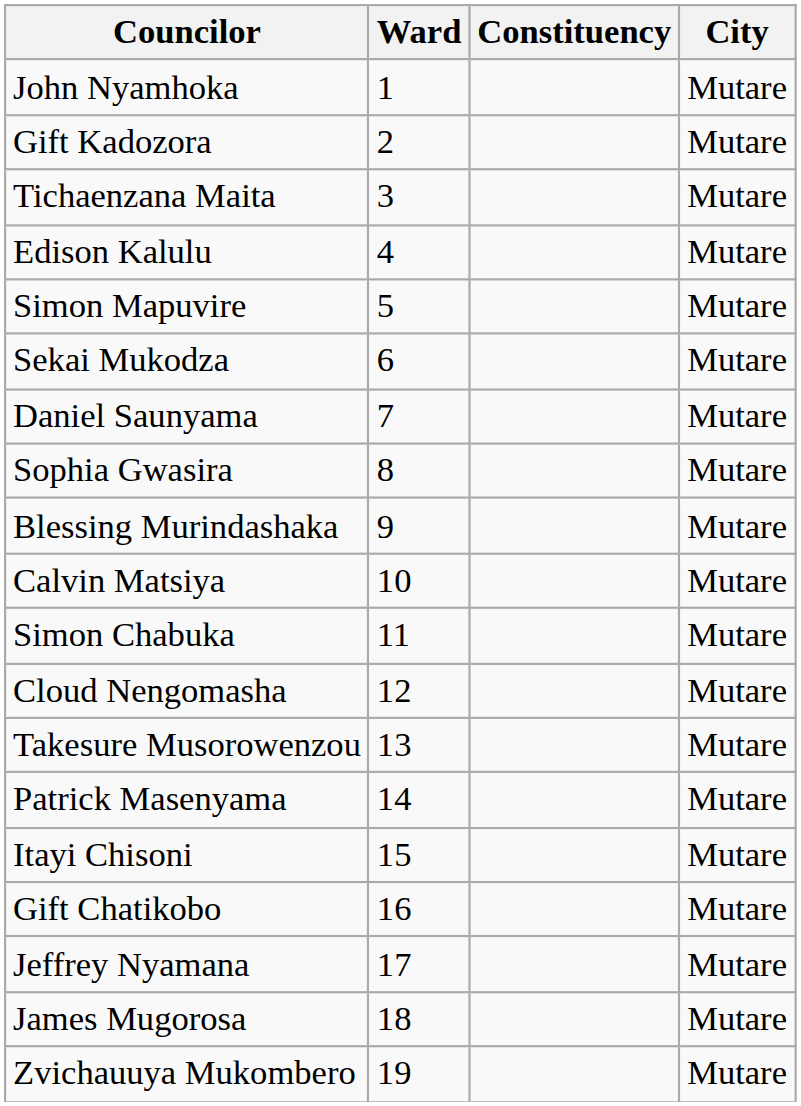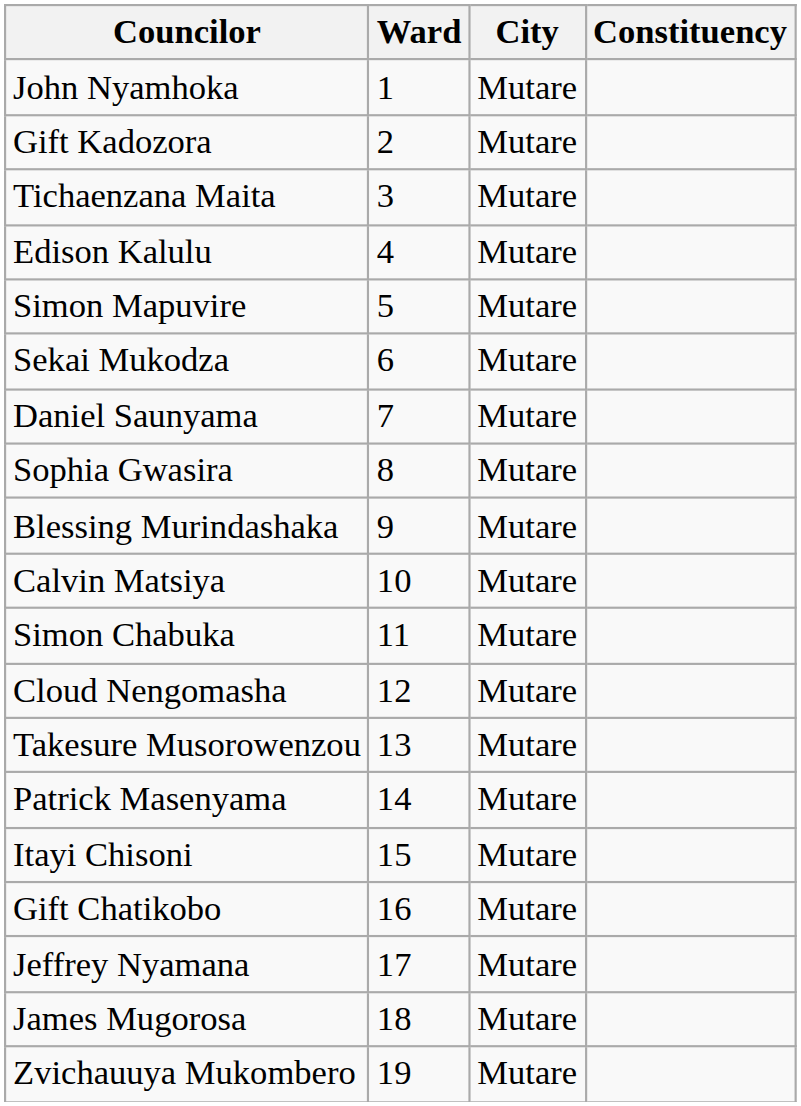columns swapped: (574, 31) <-> (737, 31)
